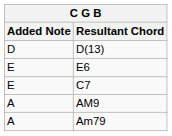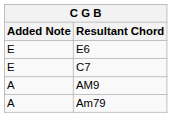- row: (90, 49)
